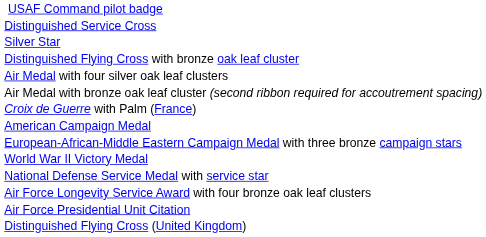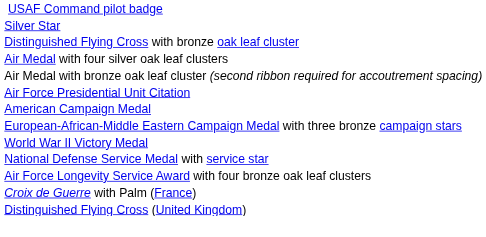- row: (80, 25)
rows swapped: (97, 209) <-> (100, 109)
